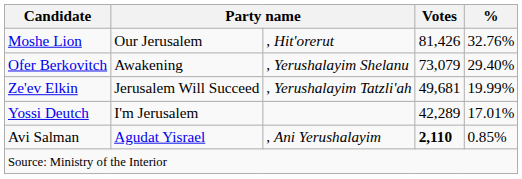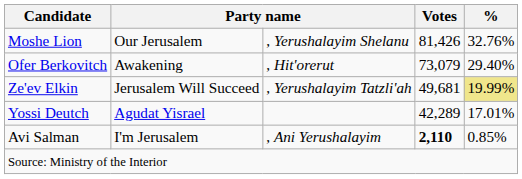(300, 40) , Hit'orerut -> (338, 40) , Yerushalayim Shelanu
(338, 64) , Yerushalayim Shelanu -> (300, 64) , Hit'orerut
(491, 88) no background -> (491, 88) khaki background
(156, 112) I'm Jerusalem -> (160, 112) Agudat Yisrael
(160, 137) Agudat Yisrael -> (156, 137) I'm Jerusalem
